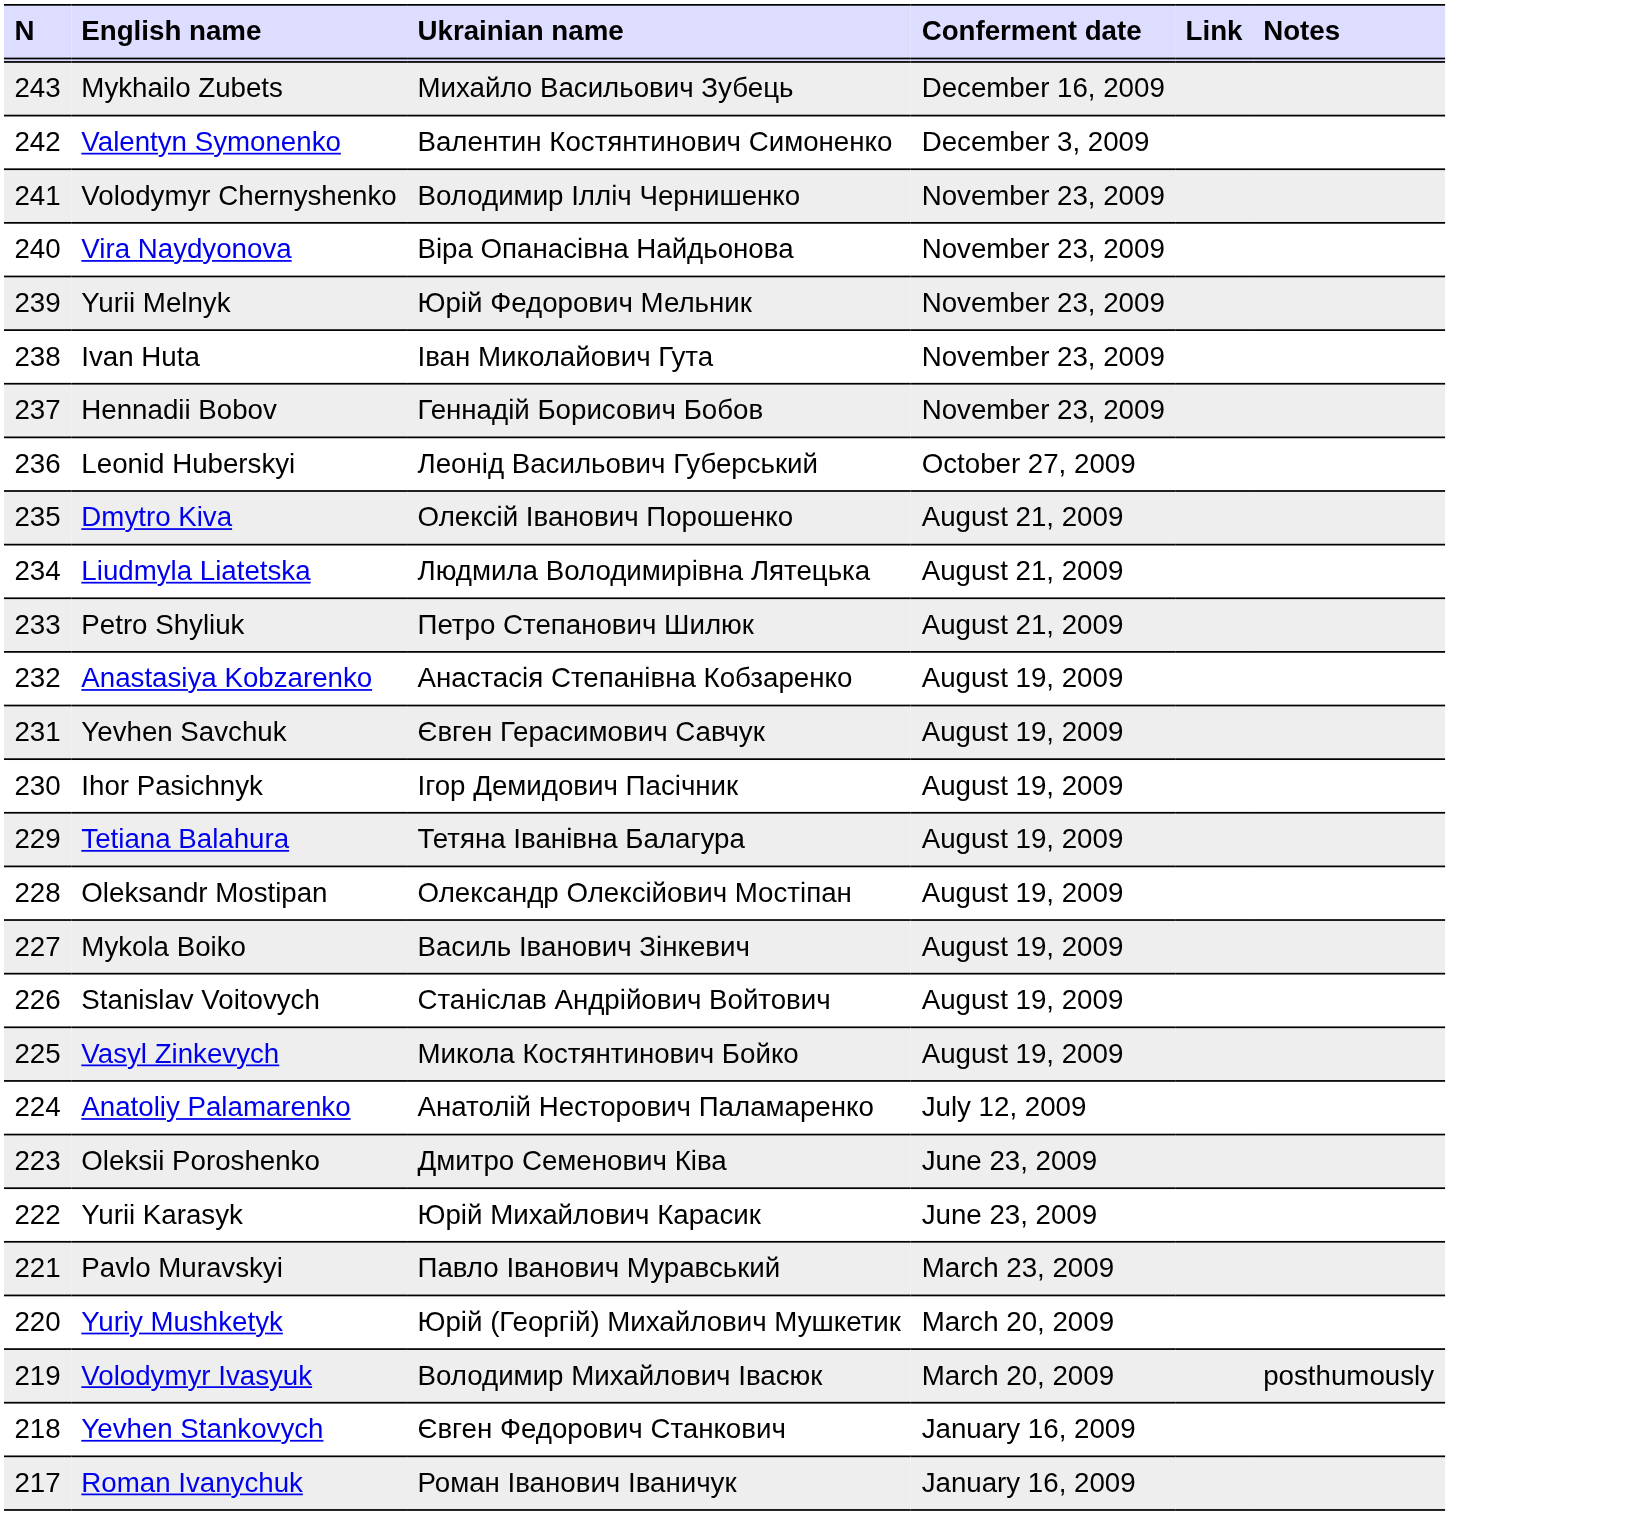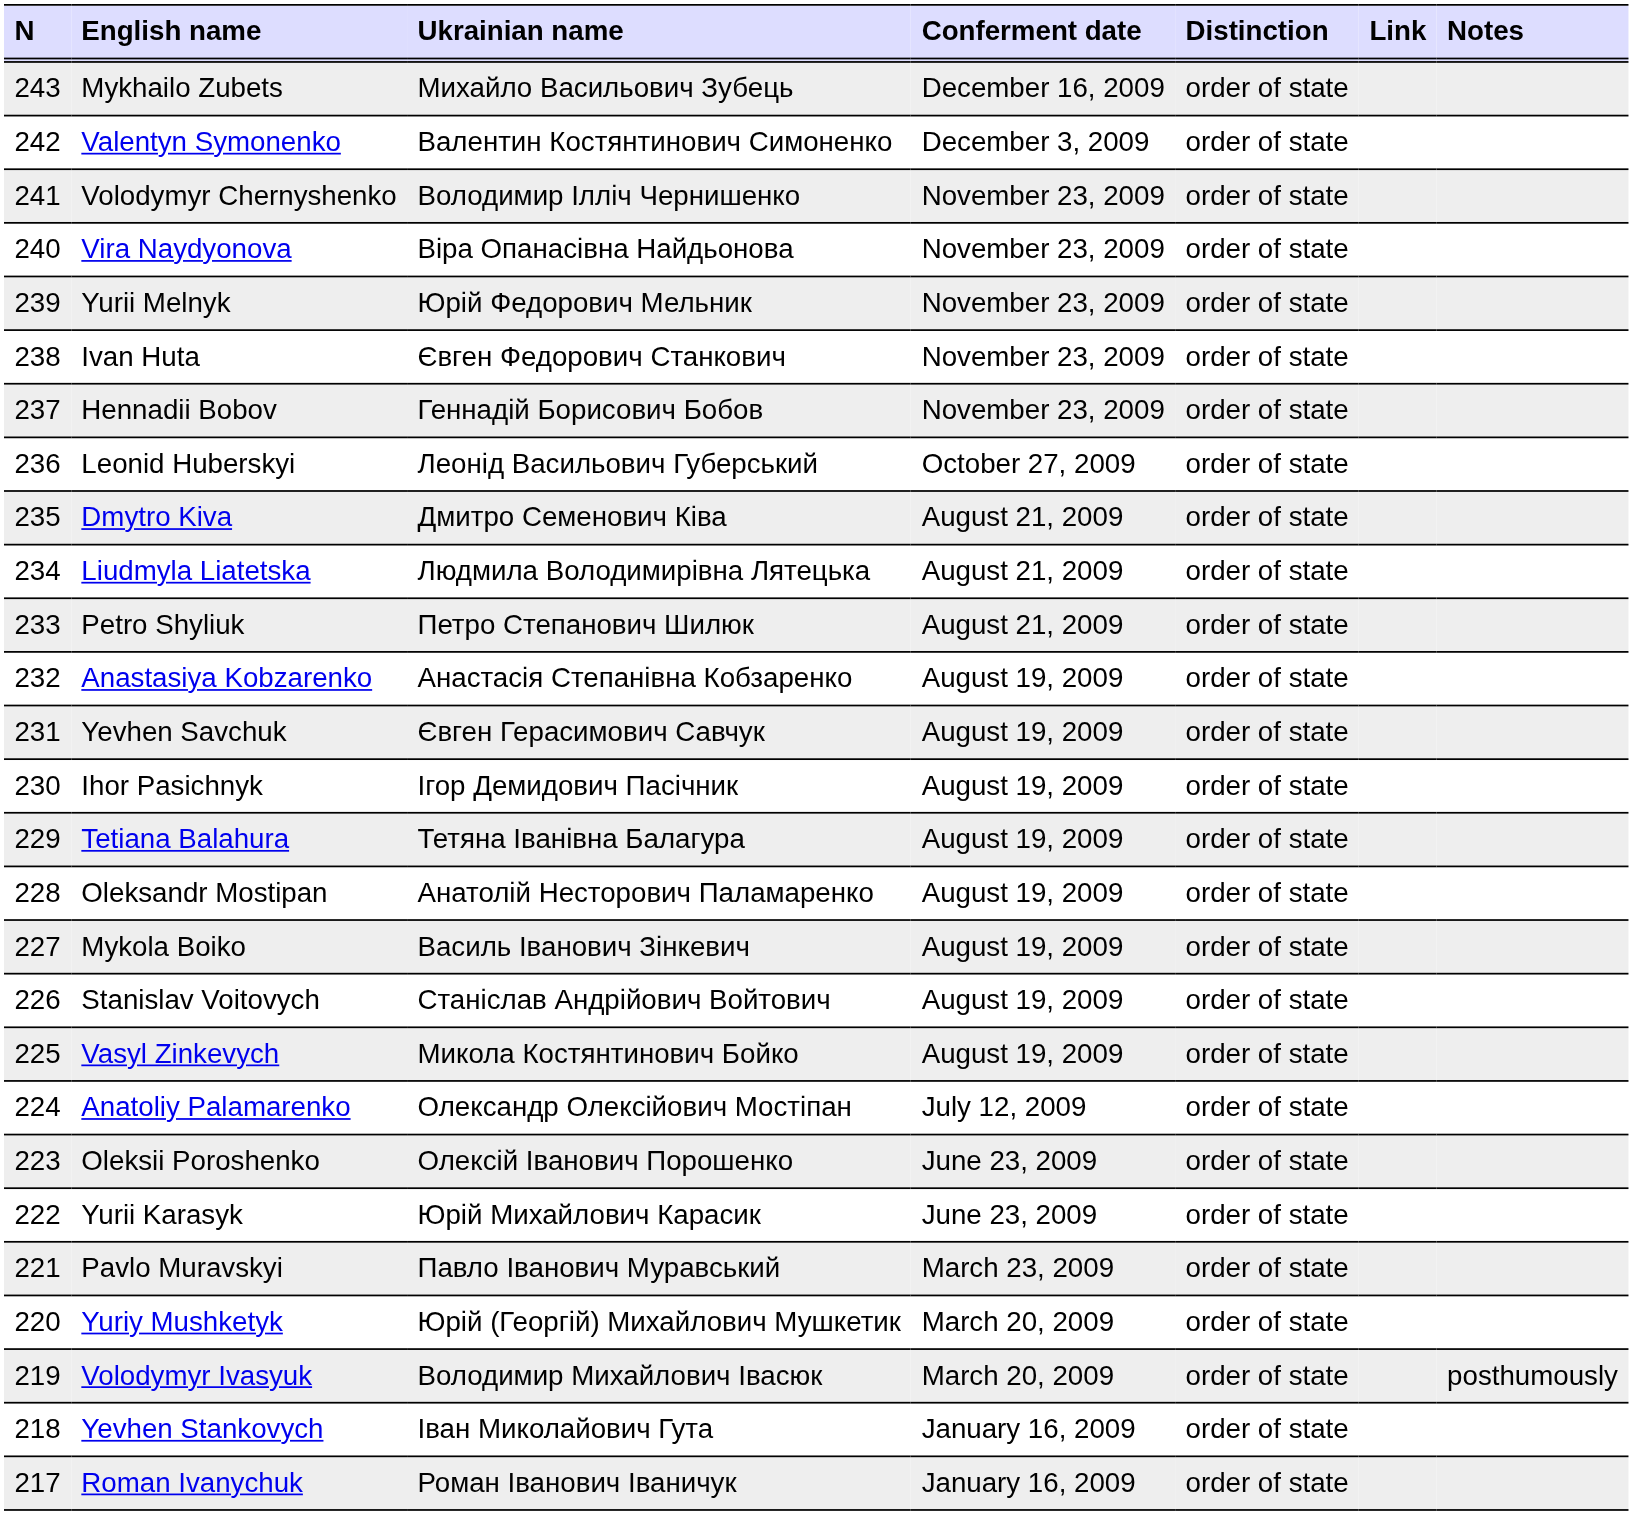+ column: (1257, 31)
(565, 356) Іван Миколайович Гута -> (602, 356) Євген Федорович Станкович
(605, 517) Олексій Іванович Порошенко -> (572, 517) Дмитро Семенович Ківа
(635, 892) Олександр Олексійович Мостіпан -> (646, 892) Анатолій Несторович Паламаренко
(646, 1107) Анатолій Несторович Паламаренко -> (635, 1107) Олександр Олексійович Мостіпан
(572, 1161) Дмитро Семенович Ківа -> (605, 1161) Олексій Іванович Порошенко
(602, 1429) Євген Федорович Станкович -> (565, 1429) Іван Миколайович Гута
